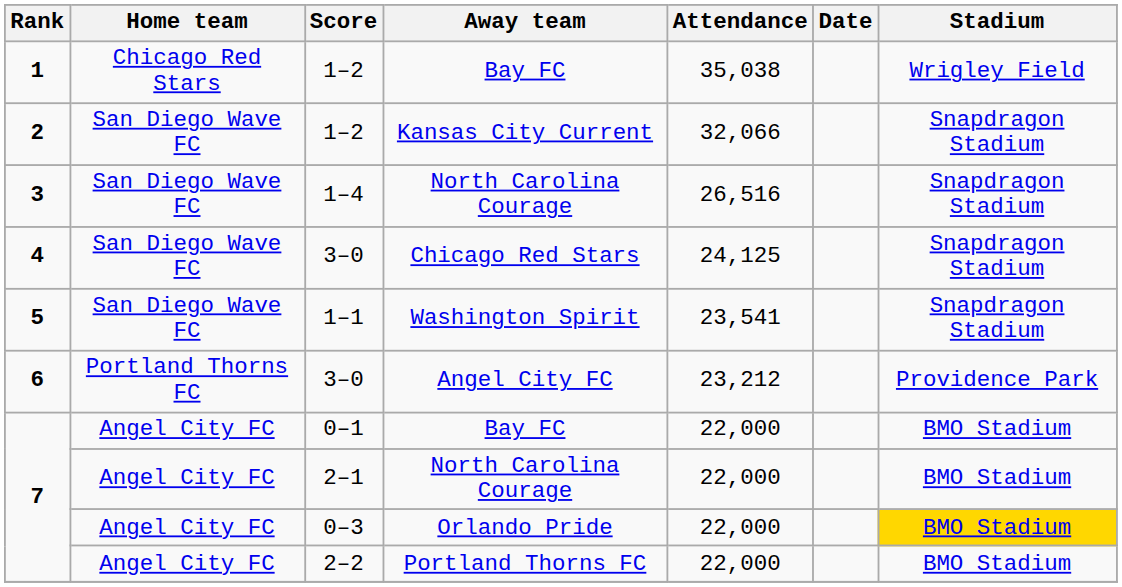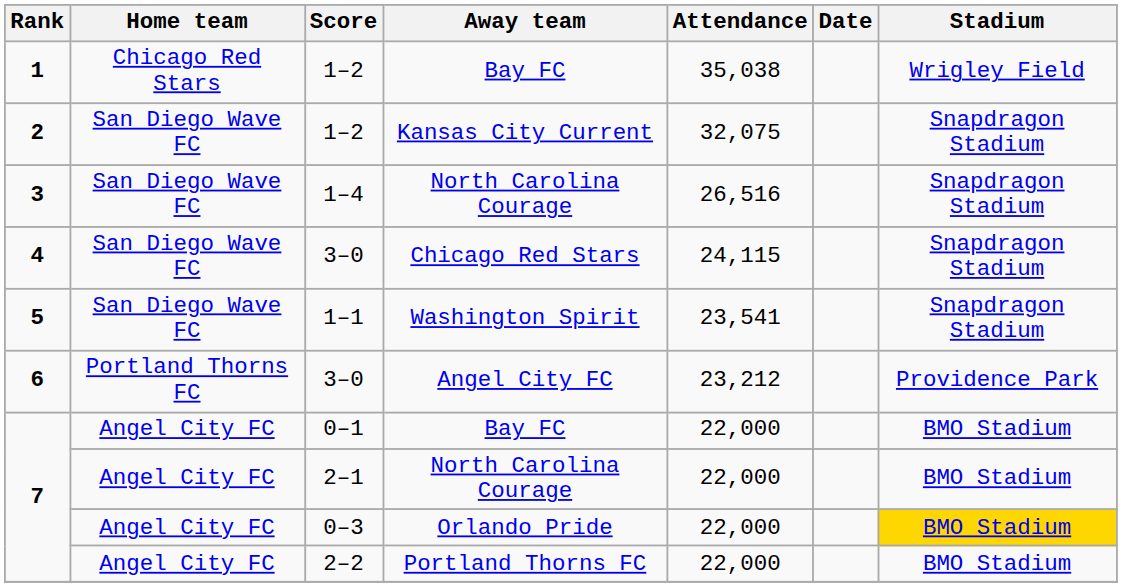(740, 134) 32,066 -> (740, 134) 32,075
(740, 258) 24,125 -> (740, 258) 24,115
